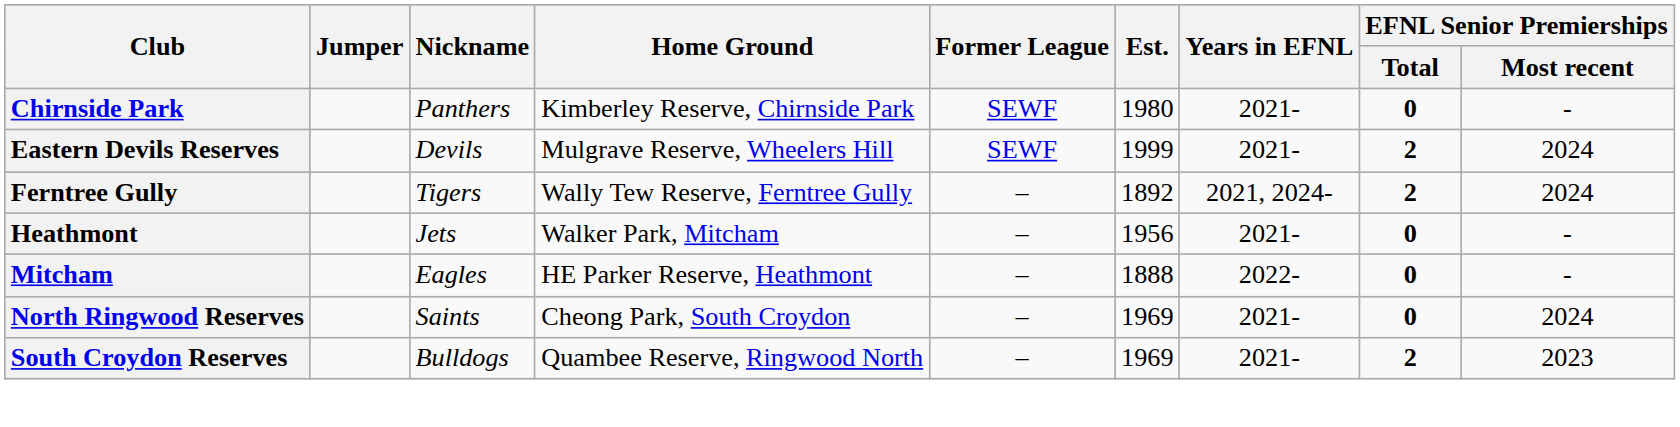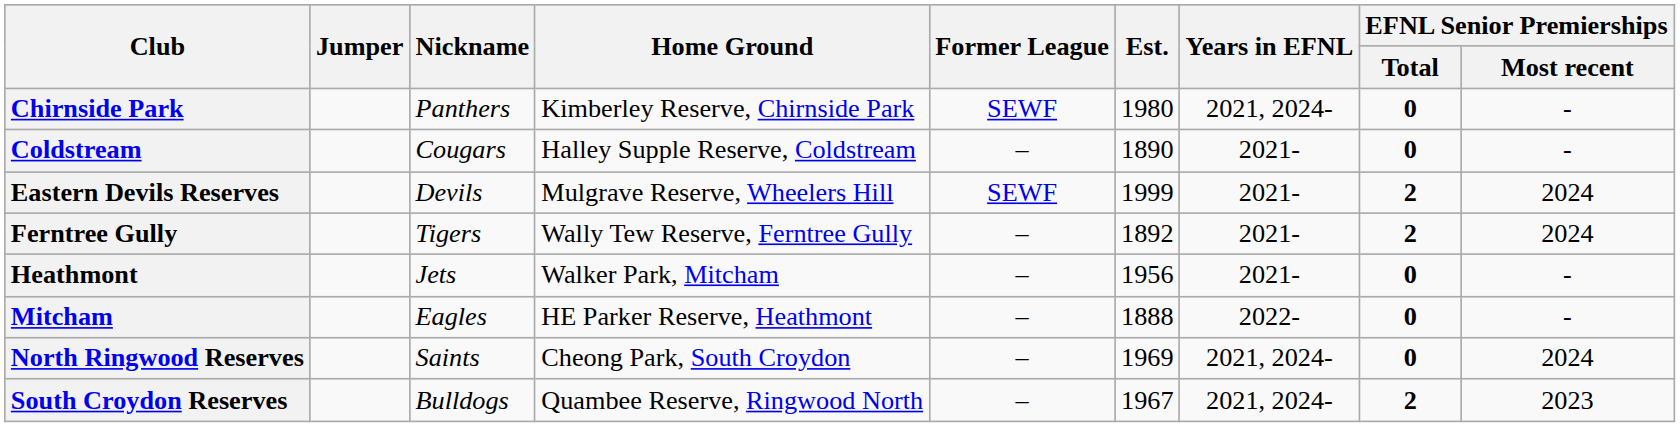(1269, 108) 2021- -> (1269, 108) 2021, 2024-
+ row: (76, 150)
(1269, 191) 2021, 2024- -> (1269, 233) 2021-
(1269, 316) 2021- -> (1269, 358) 2021, 2024-
(1147, 358) 1969 -> (1147, 399) 1967
(1269, 358) 2021- -> (1269, 399) 2021, 2024-
